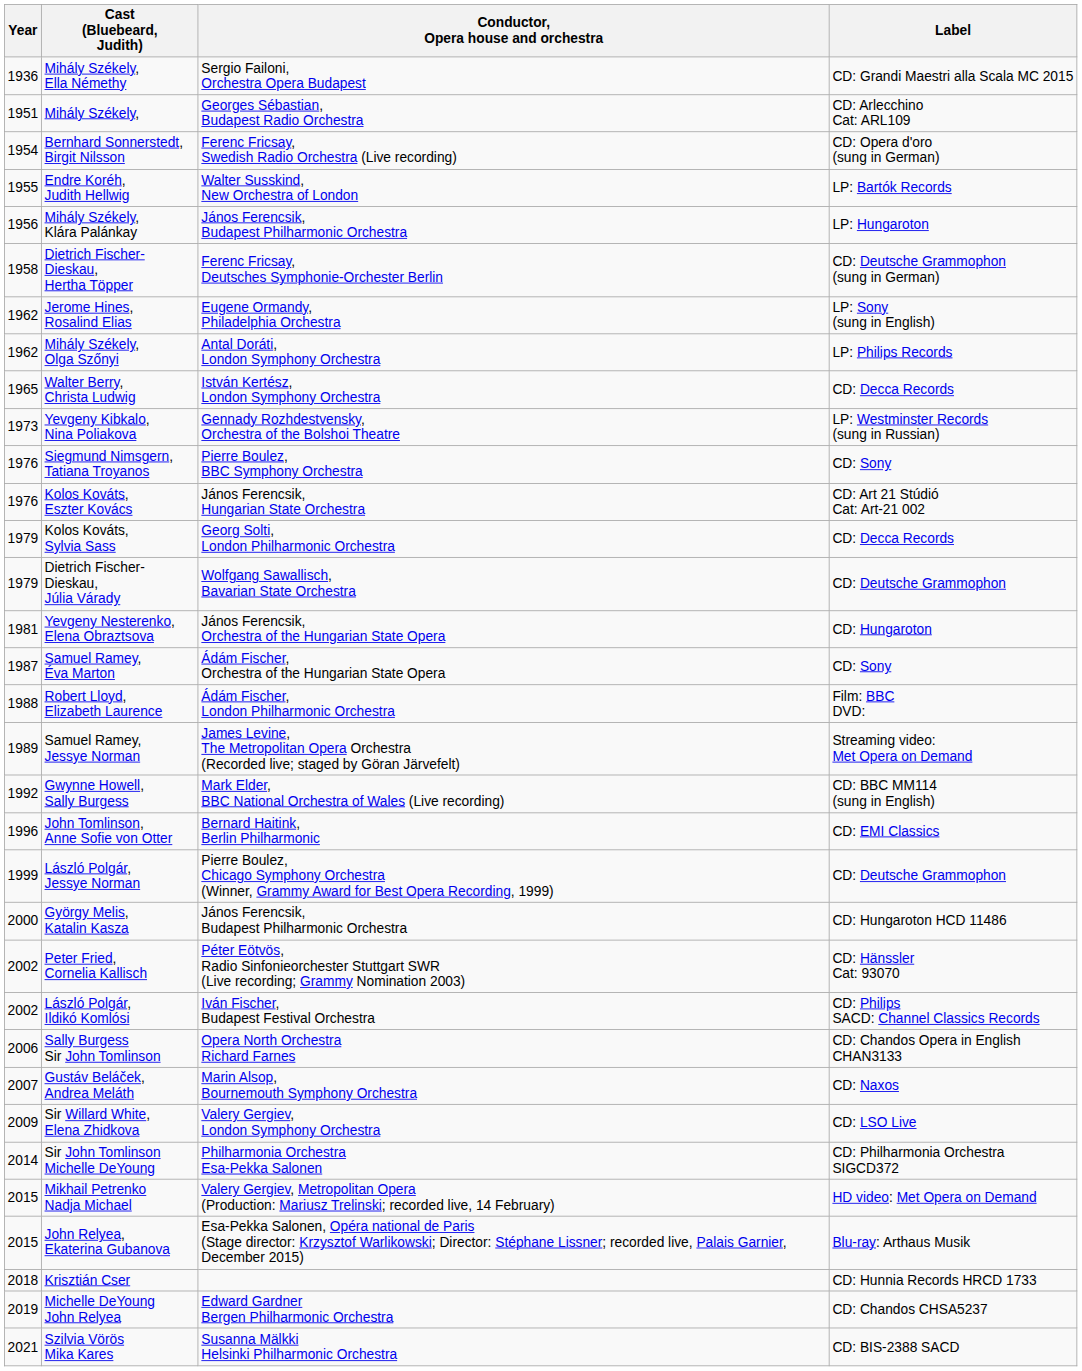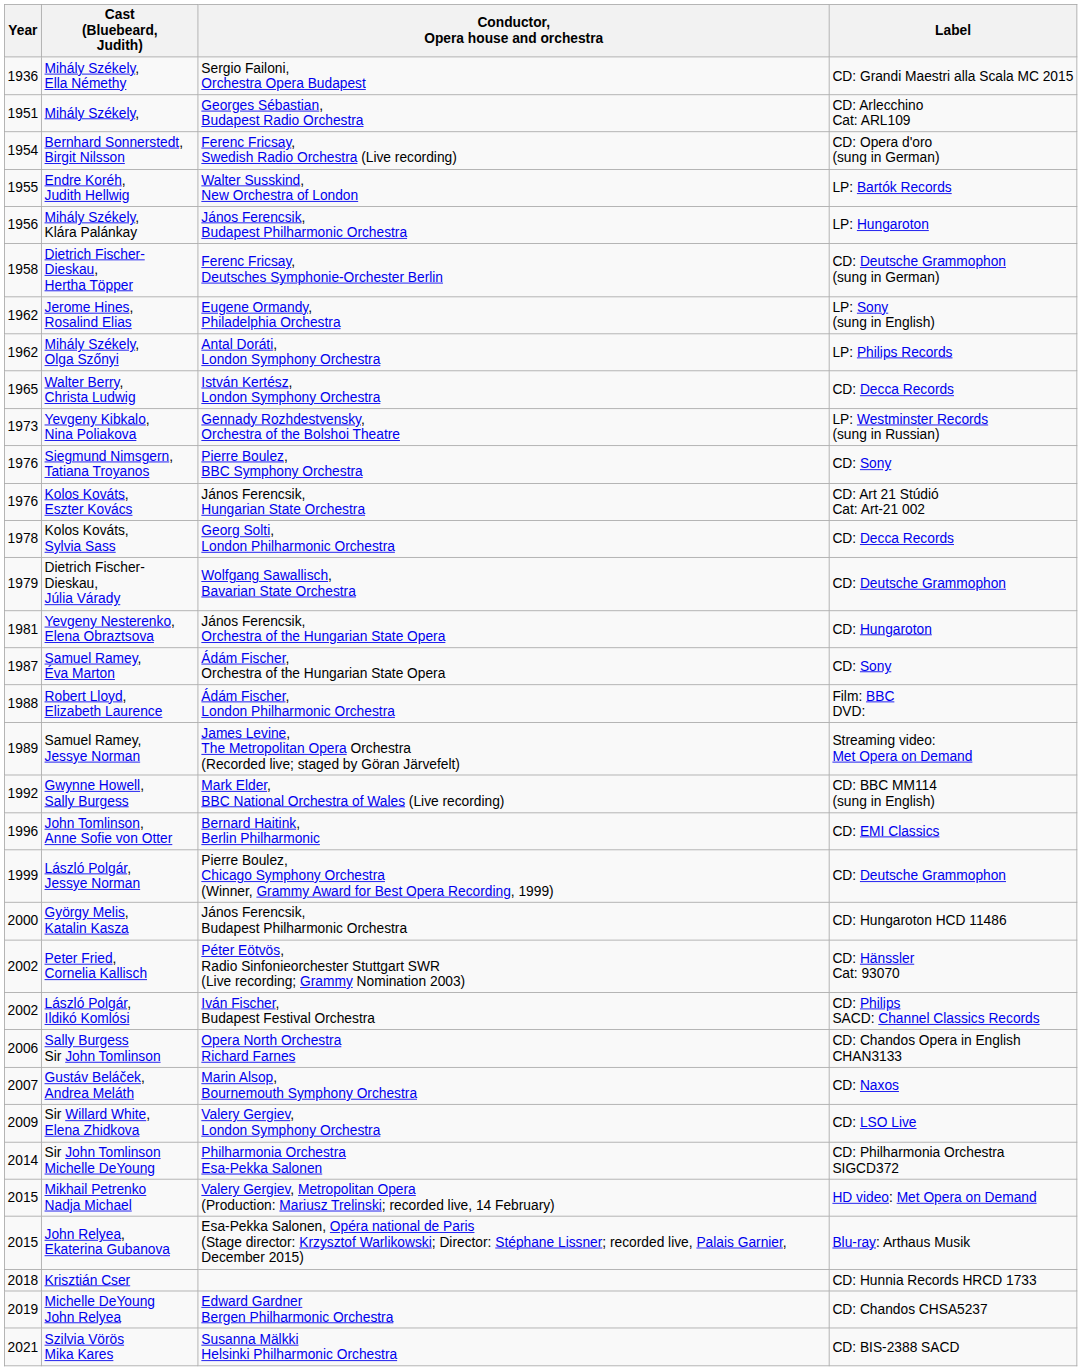(23, 539) 1979 -> (23, 539) 1978
